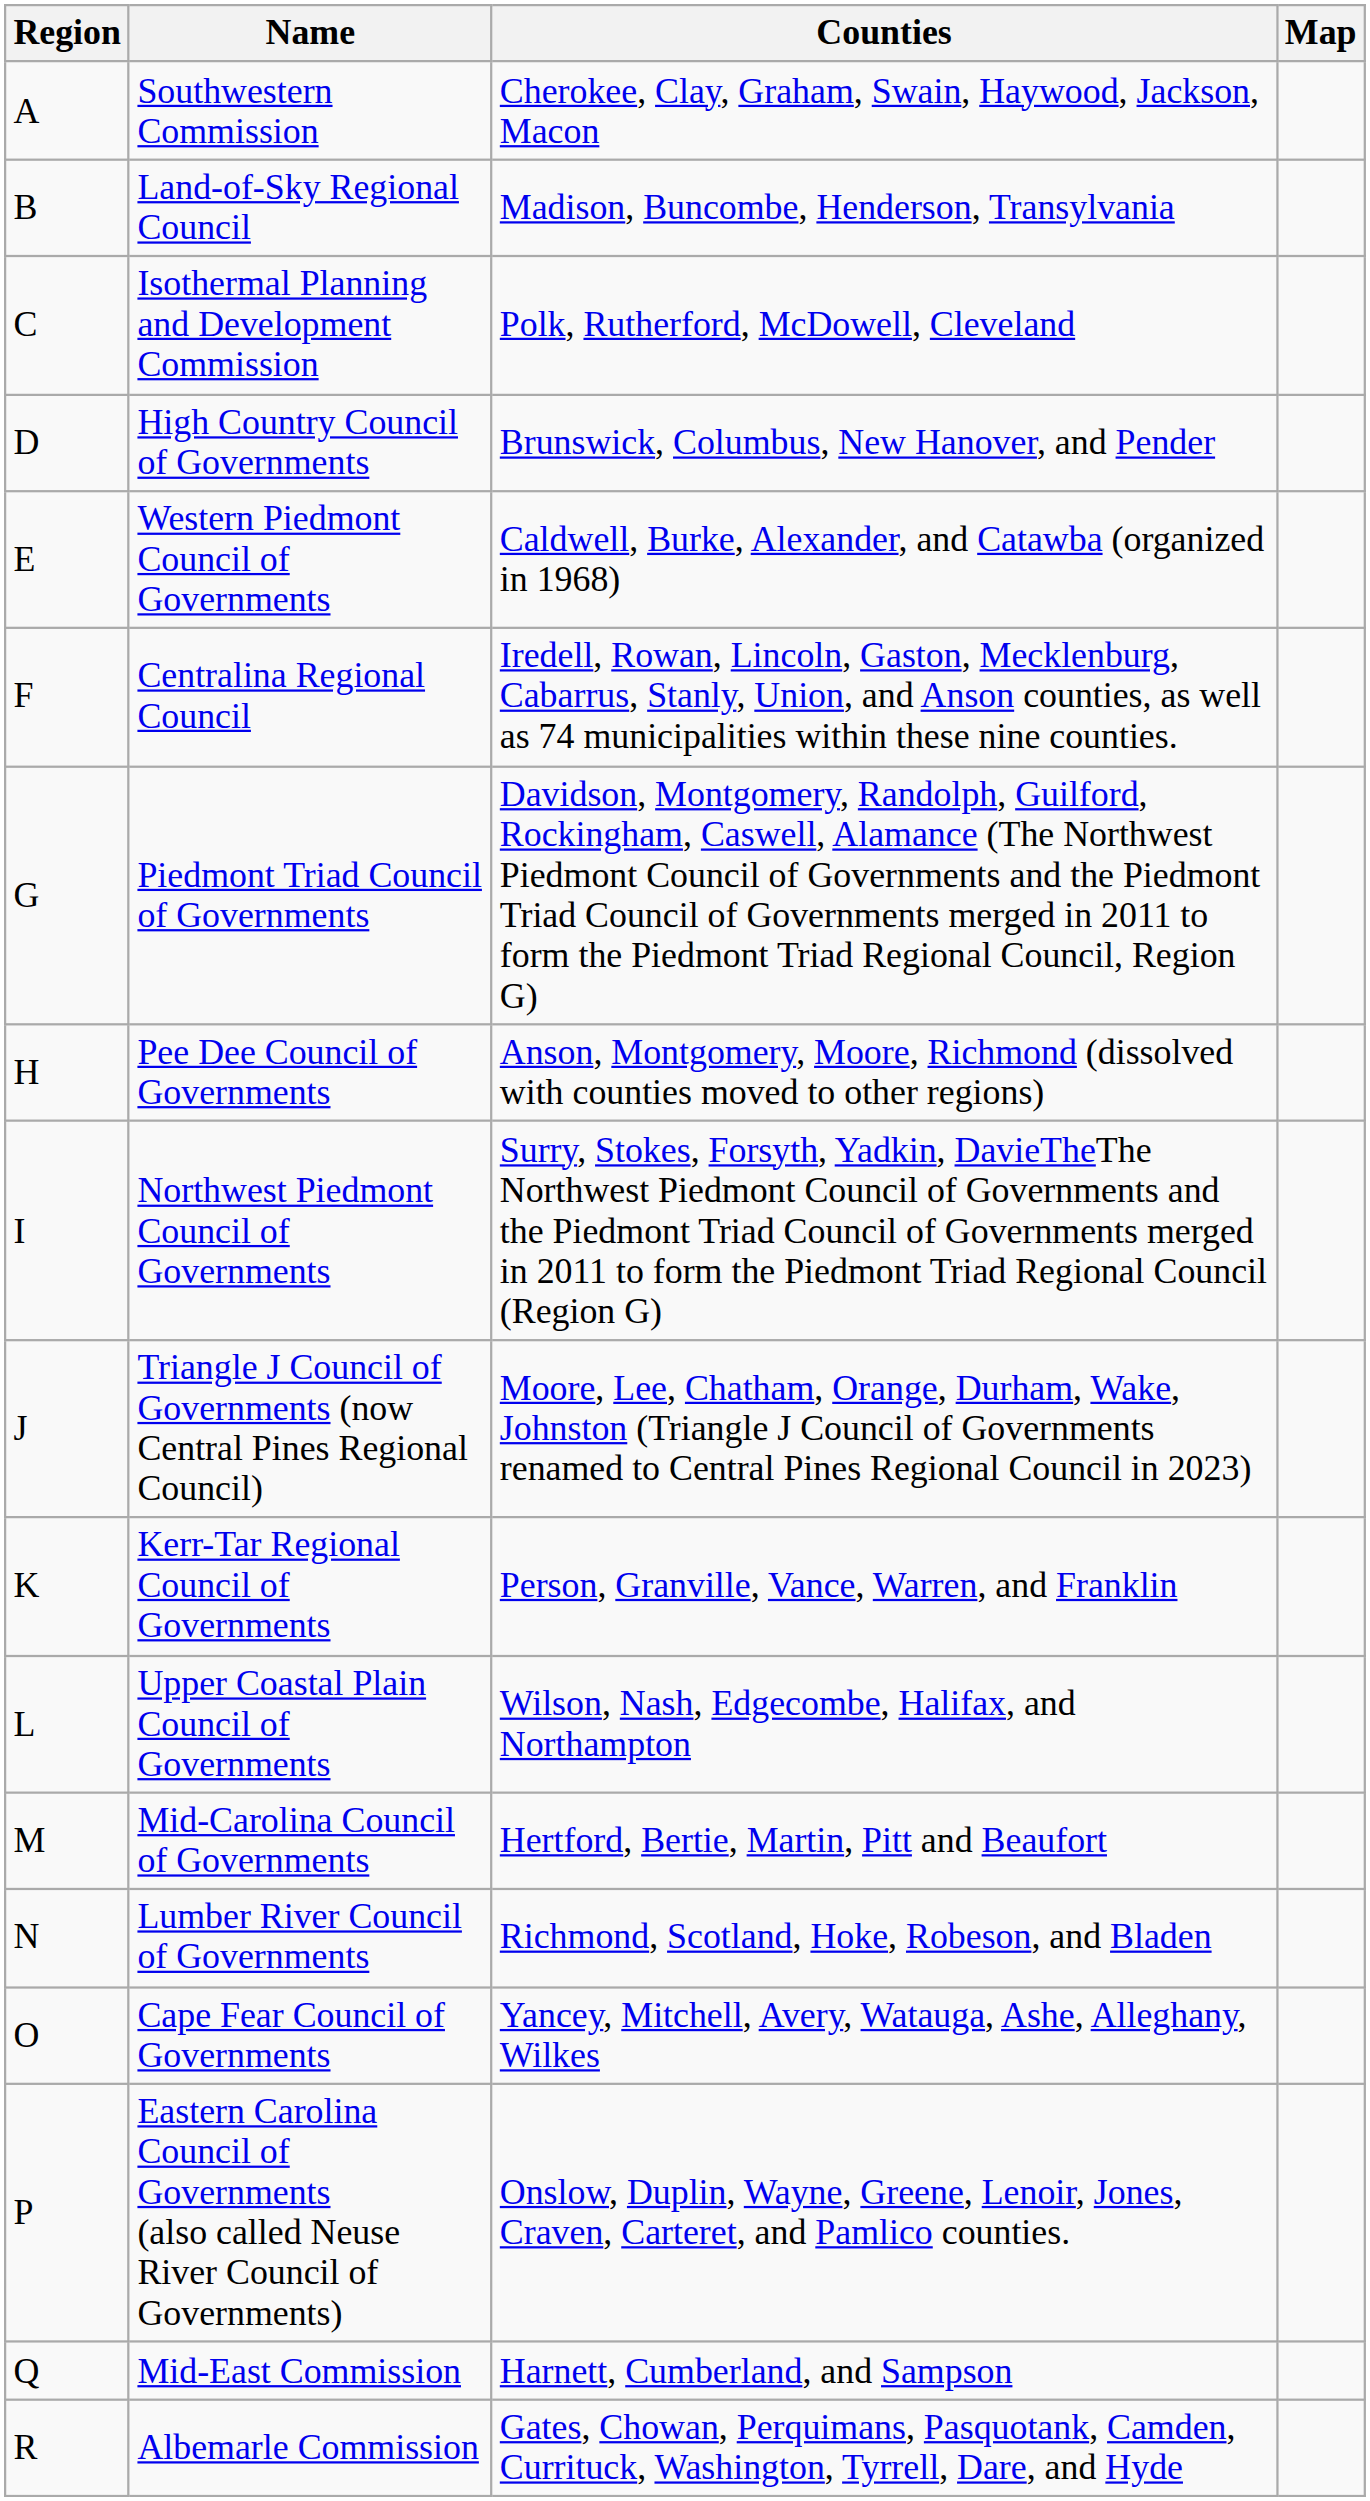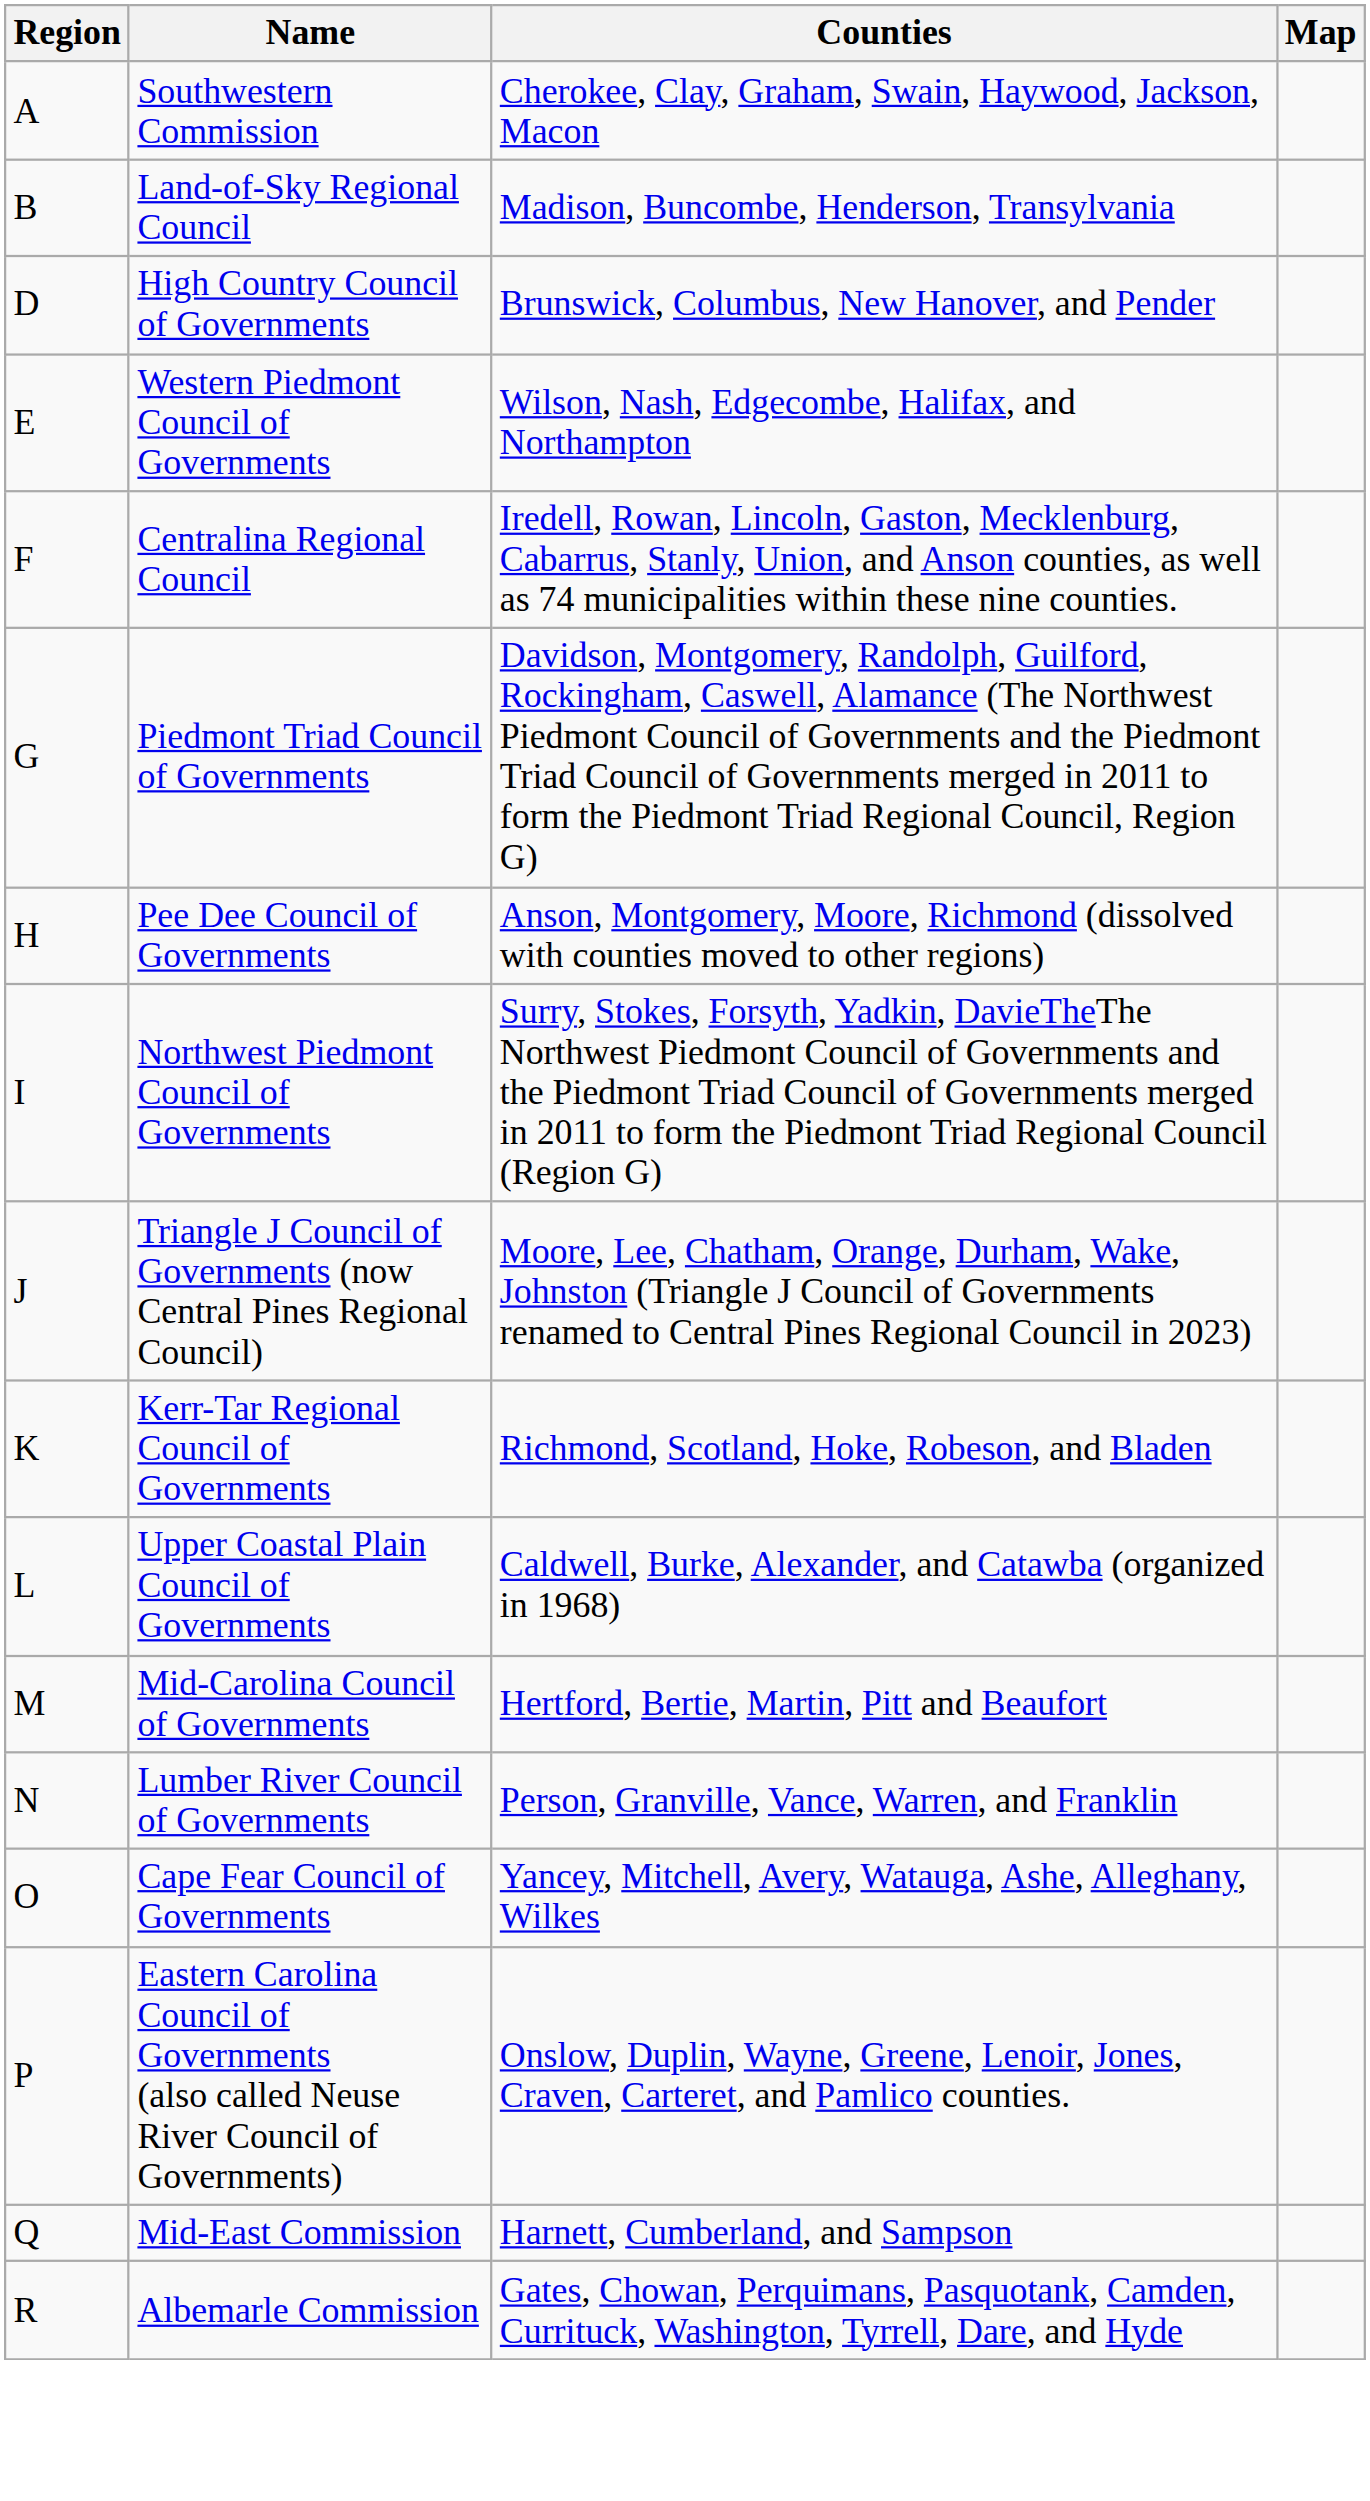- row: (282, 324)
(882, 559) Caldwell, Burke, Alexander, and Catawba (organized in 1968) -> (788, 421) Wilson, Nash, Edgecombe, Halifax, and Northampton
(839, 1585) Person, Granville, Vance, Warren, and Franklin -> (856, 1448) Richmond, Scotland, Hoke, Robeson, and Bladen
(788, 1722) Wilson, Nash, Edgecombe, Halifax, and Northampton -> (882, 1585) Caldwell, Burke, Alexander, and Catawba (organized in 1968)
(856, 1937) Richmond, Scotland, Hoke, Robeson, and Bladen -> (839, 1800) Person, Granville, Vance, Warren, and Franklin
